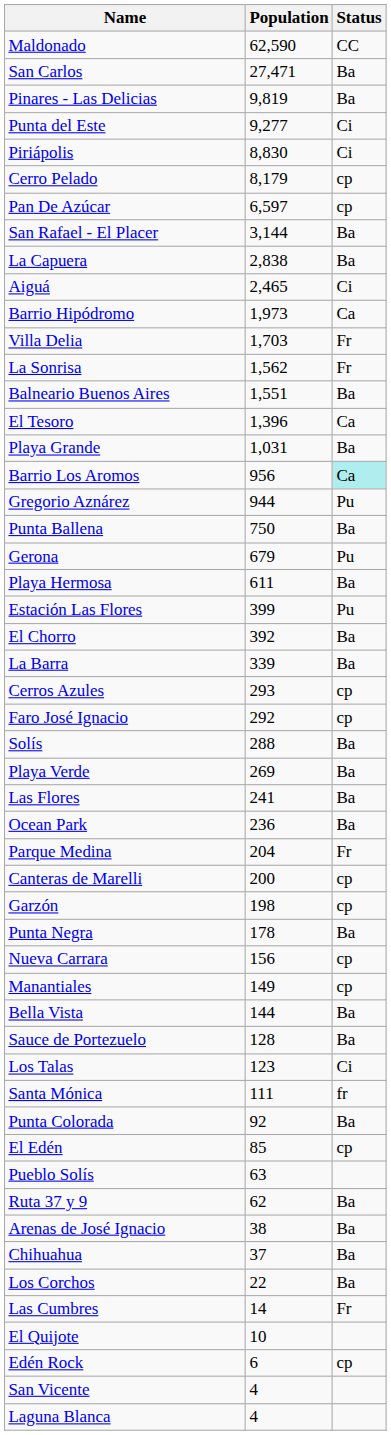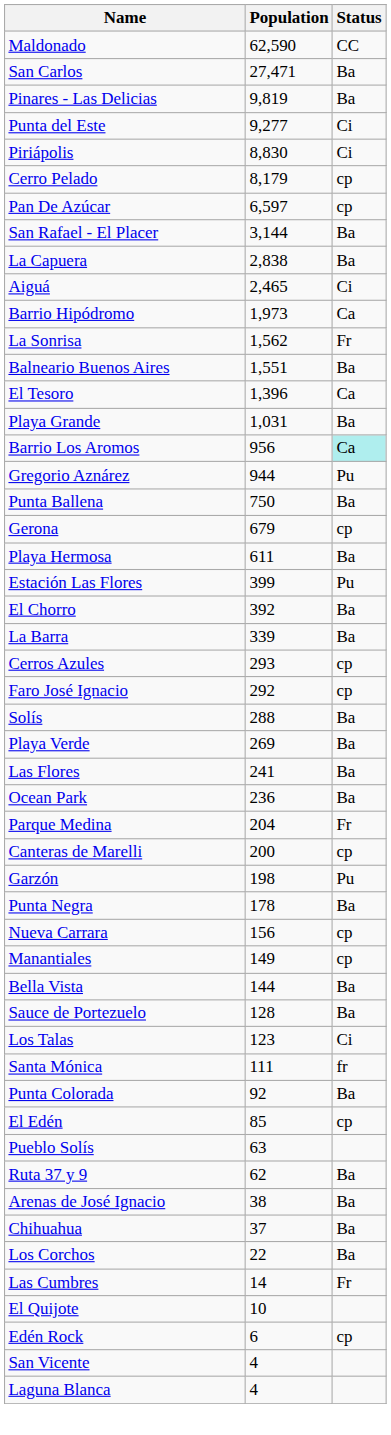- row: (45, 340)
(345, 555) Pu -> (344, 529) cp
(344, 905) cp -> (345, 878) Pu
